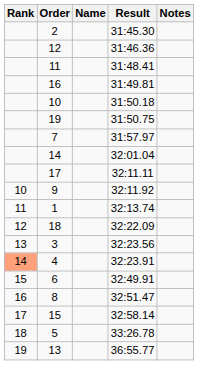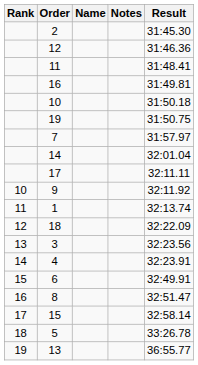columns swapped: (133, 13) <-> (175, 13)
(21, 262) lightsalmon background -> (21, 262) no background
